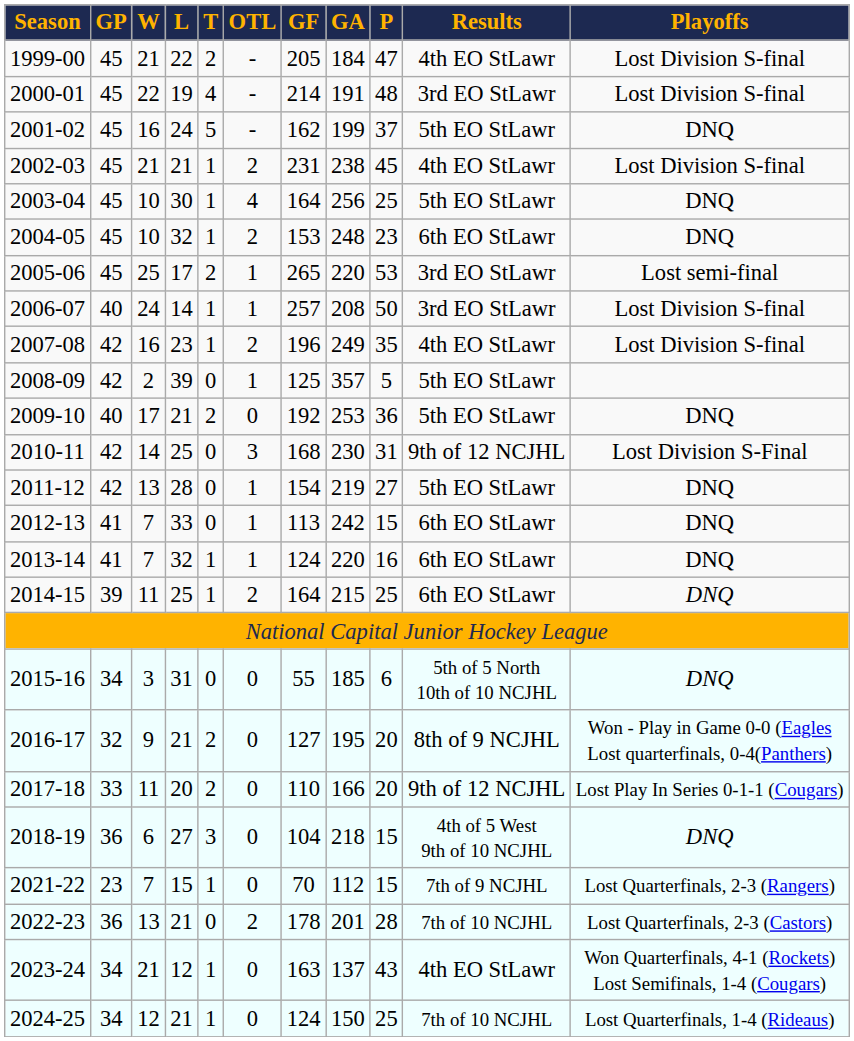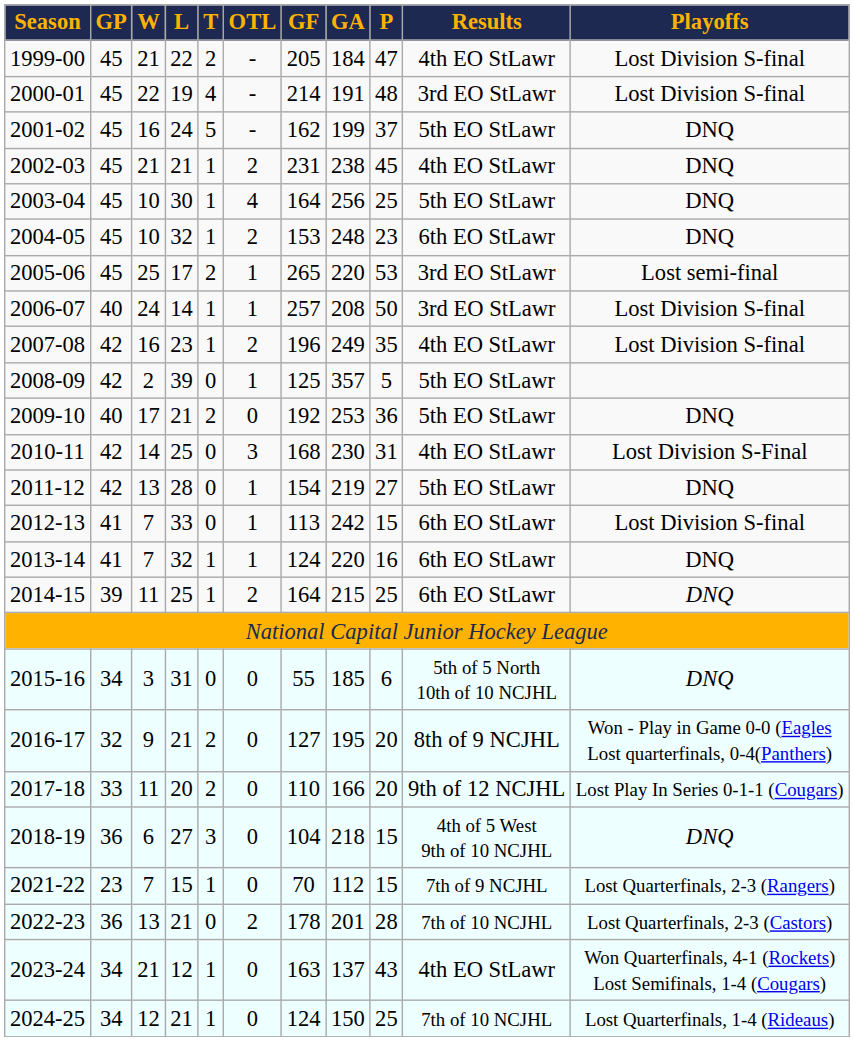(710, 165) Lost Division S-final -> (710, 165) DNQ
(487, 451) 9th of 12 NCJHL -> (487, 451) 4th EO StLawr
(710, 523) DNQ -> (710, 523) Lost Division S-final
